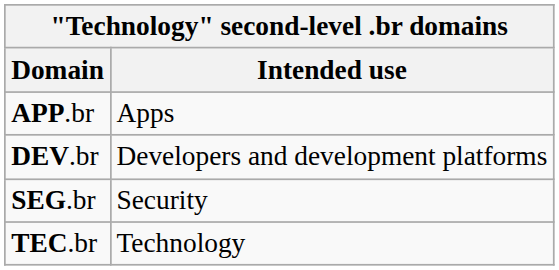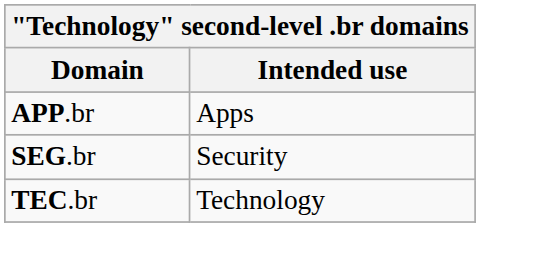- row: (55, 156)
